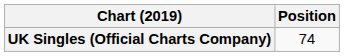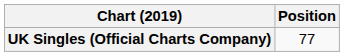(307, 39) 74 -> (307, 39) 77
